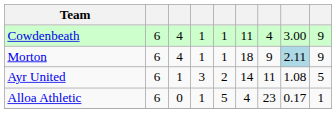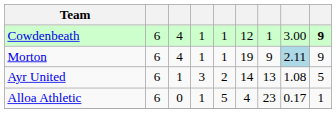(247, 35) 11 -> (247, 35) 12
(269, 35) 4 -> (269, 35) 1
(321, 35) normal -> (321, 35) bold
(247, 56) 18 -> (247, 56) 19
(269, 77) 11 -> (269, 77) 13
